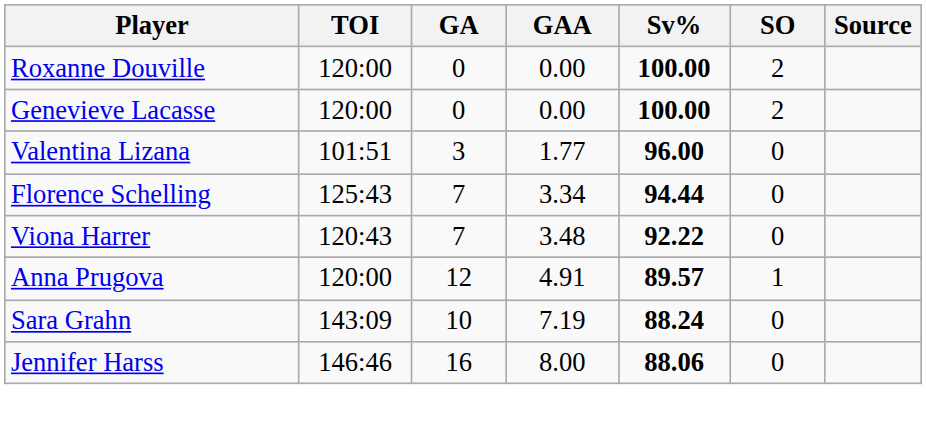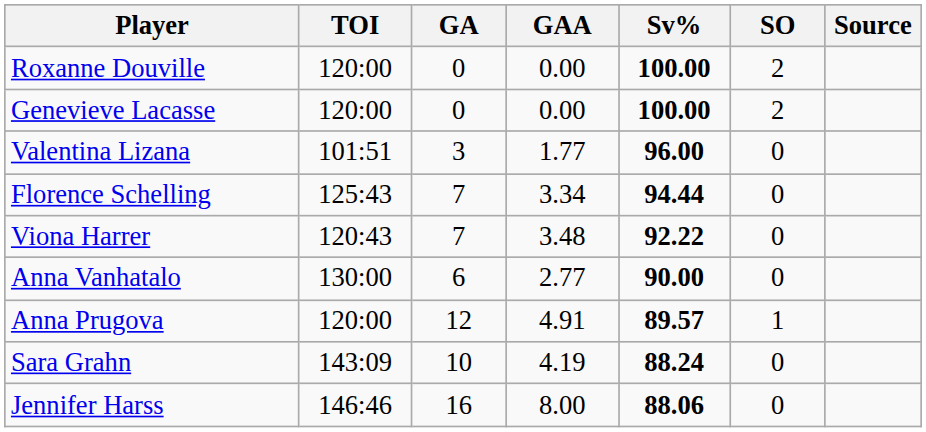+ row: (96, 278)
(562, 320) 7.19 -> (562, 362) 4.19
